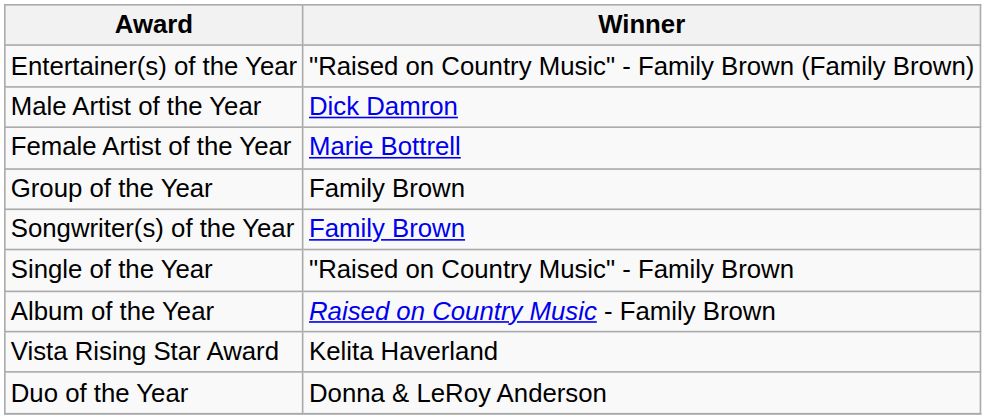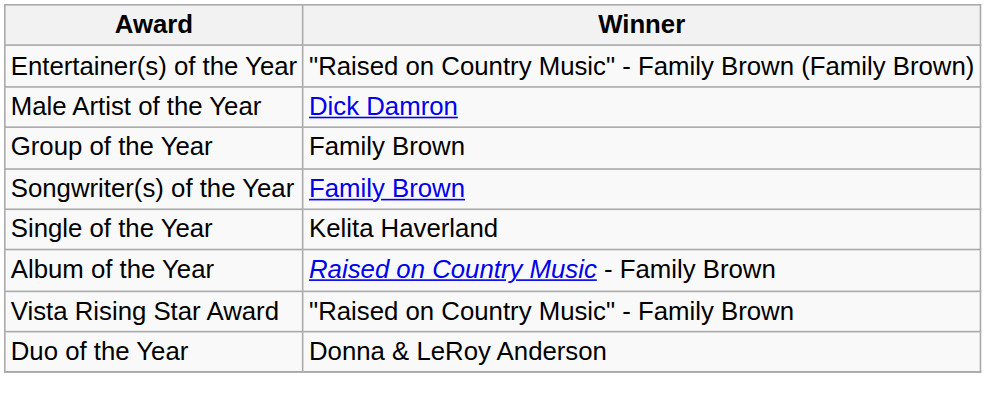- row: (151, 147)
(552, 270) "Raised on Country Music" - Family Brown -> (404, 229) Kelita Haverland
(404, 351) Kelita Haverland -> (552, 310) "Raised on Country Music" - Family Brown
